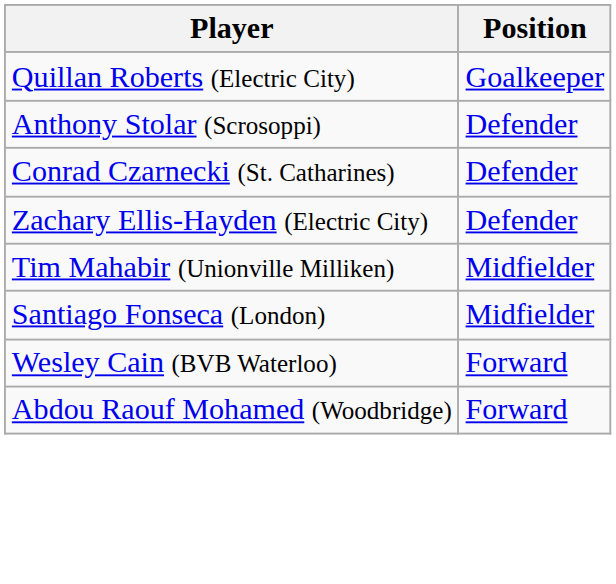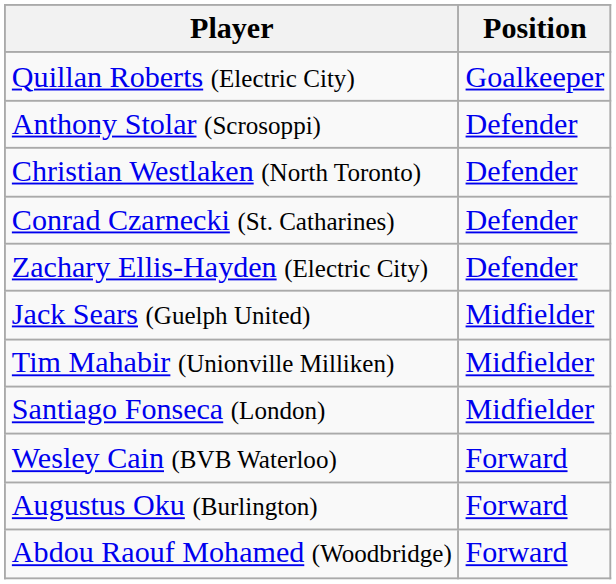+ row: (217, 171)
+ row: (161, 314)
+ row: (165, 505)
